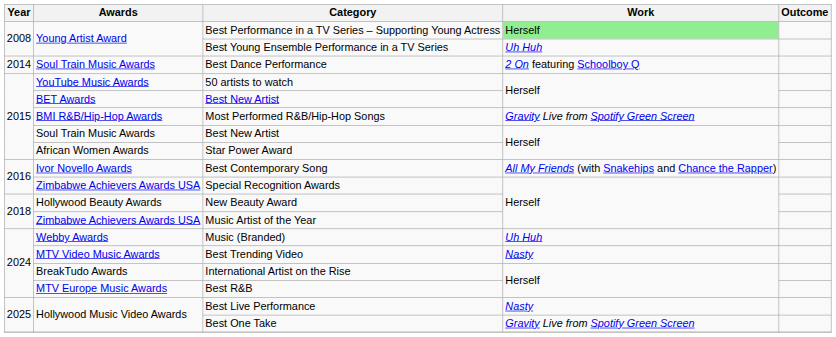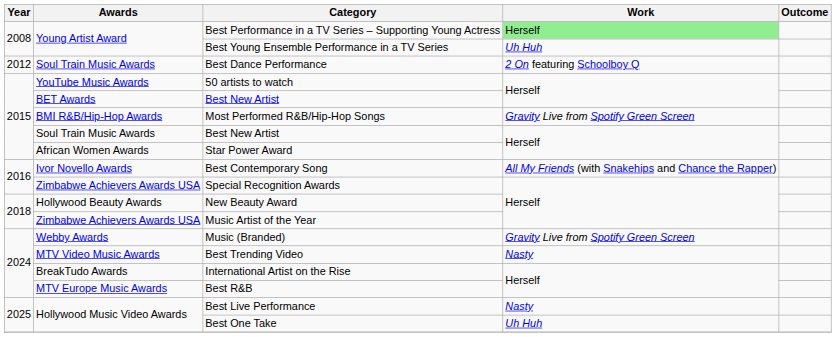(19, 64) 2014 -> (19, 64) 2012
(524, 237) Uh Huh -> (600, 237) Gravity Live from Spotify Green Screen
(600, 323) Gravity Live from Spotify Green Screen -> (524, 323) Uh Huh
